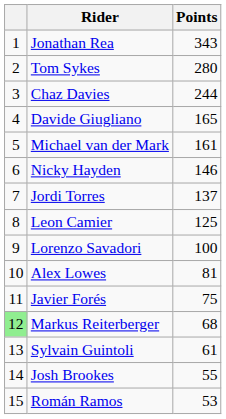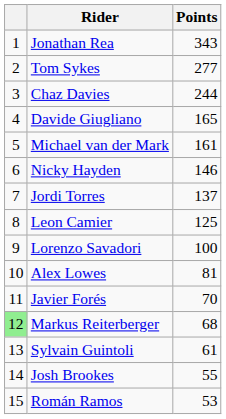(206, 68) 280 -> (206, 68) 277
(210, 298) 75 -> (210, 298) 70
